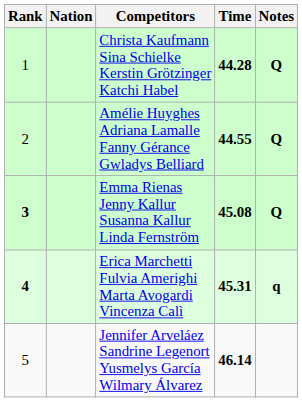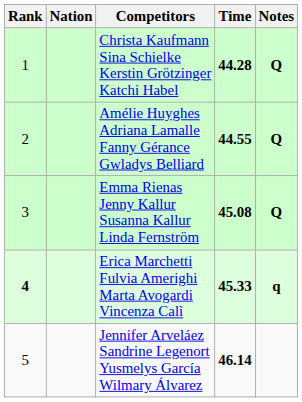(25, 212) bold -> (25, 212) normal
(235, 286) 45.31 -> (235, 286) 45.33
